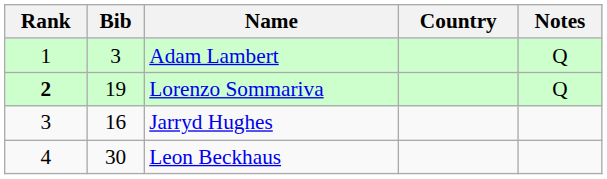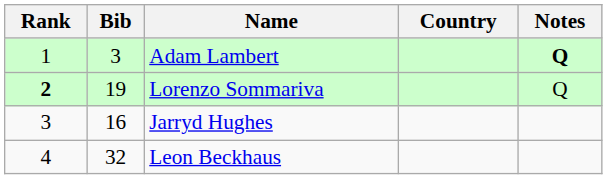(560, 55) normal -> (560, 55) bold
(116, 156) 30 -> (116, 156) 32
